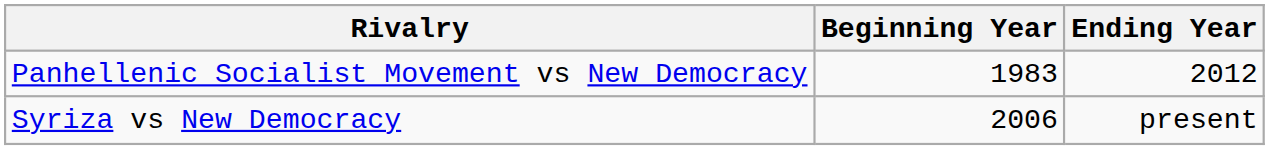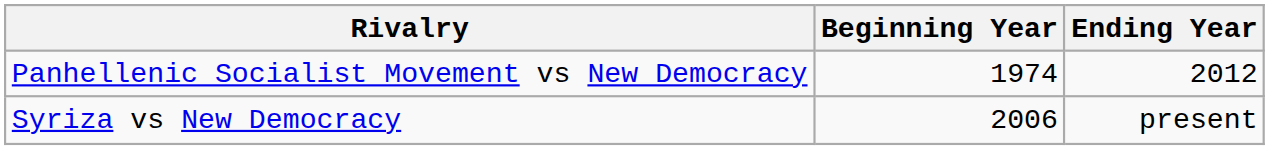(1024, 74) 1983 -> (1024, 74) 1974
